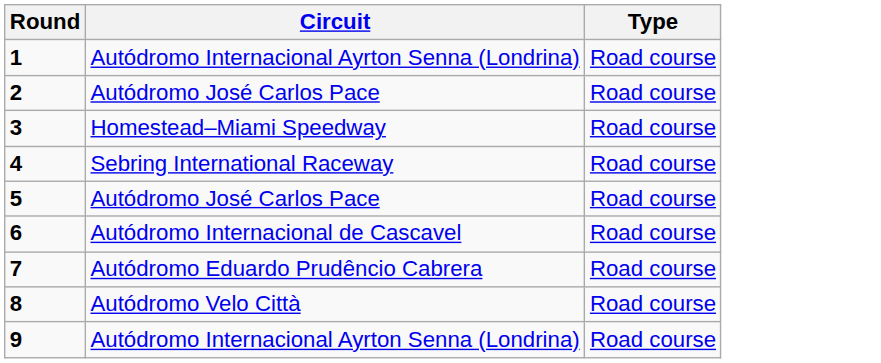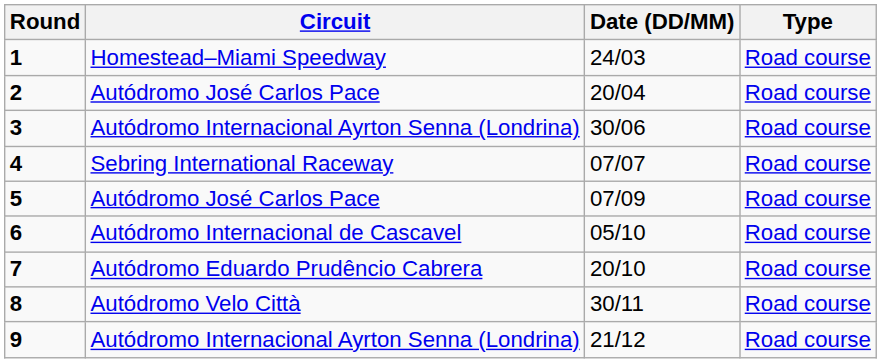+ column: (662, 22)
(335, 57) Autódromo Internacional Ayrton Senna (Londrina) -> (238, 57) Homestead–Miami Speedway
(238, 127) Homestead–Miami Speedway -> (335, 127) Autódromo Internacional Ayrton Senna (Londrina)
